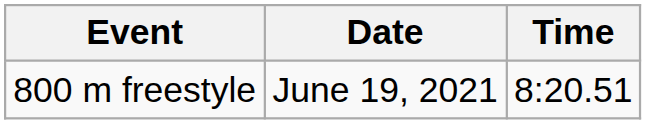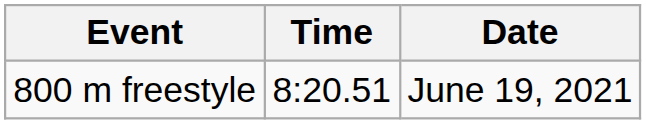columns swapped: (573, 32) <-> (385, 32)
